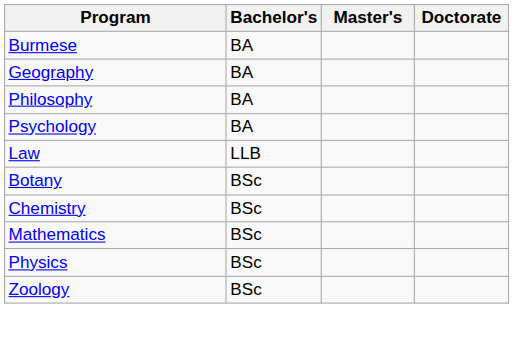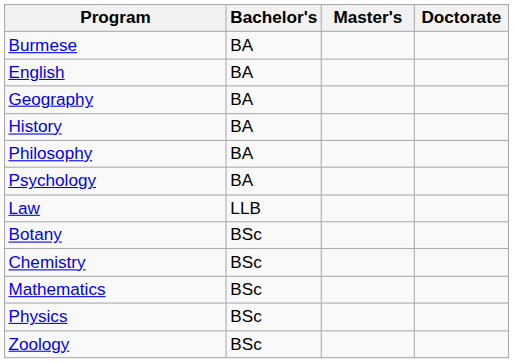+ row: (37, 72)
+ row: (35, 126)
